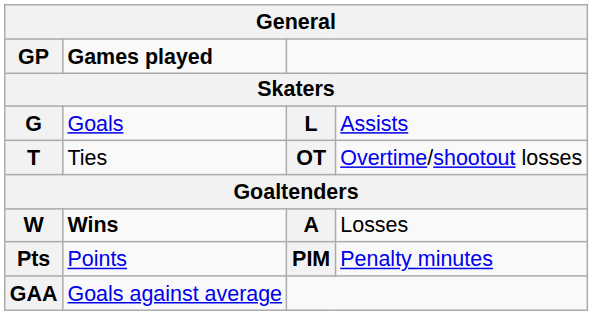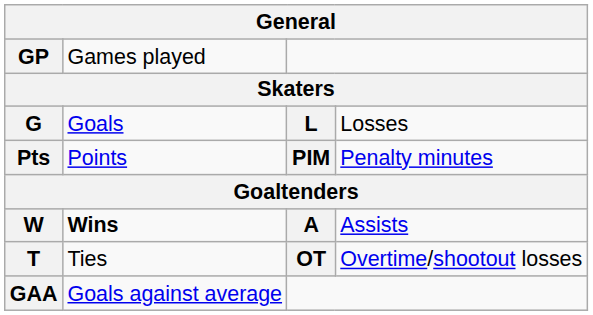(140, 56) bold -> (137, 56) normal
(374, 124) Assists -> (374, 124) Losses
rows swapped: (34, 259) <-> (34, 158)
(374, 225) Losses -> (374, 225) Assists
